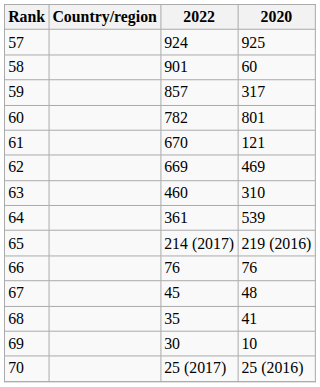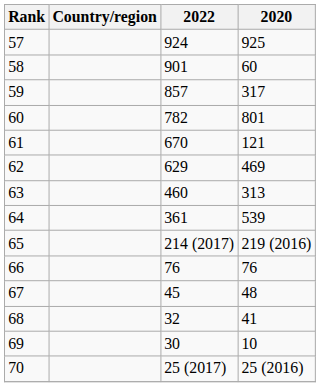(176, 167) 669 -> (176, 167) 629
(253, 192) 310 -> (253, 192) 313
(172, 318) 35 -> (172, 318) 32
